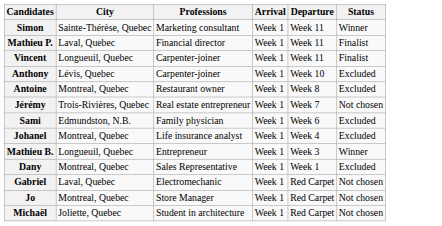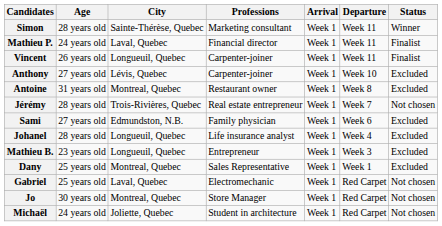+ column: (82, 12)
(93, 136) Montreal, Quebec -> (148, 136) Longueuil, Quebec
(353, 151) Winner -> (409, 151) Excluded
